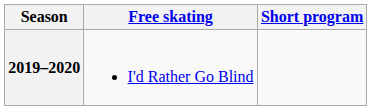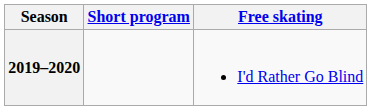columns swapped: (312, 17) <-> (171, 17)
